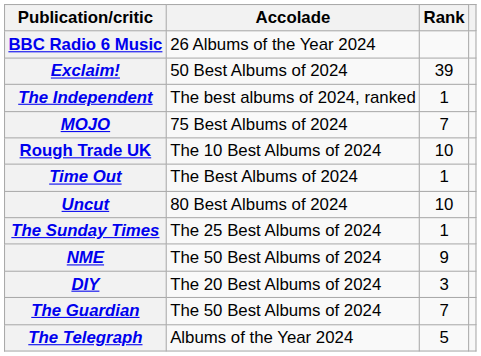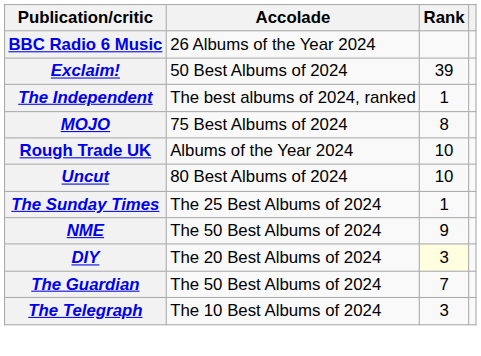(444, 124) 7 -> (444, 124) 8
(276, 151) The 10 Best Albums of 2024 -> (262, 151) Albums of the Year 2024
- row: (85, 177)
(444, 284) no background -> (444, 257) lightyellow background
(262, 337) Albums of the Year 2024 -> (276, 310) The 10 Best Albums of 2024
(444, 337) 5 -> (444, 310) 3
